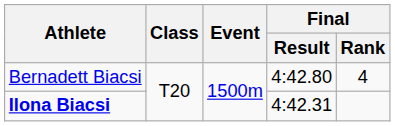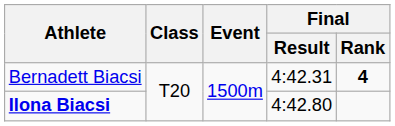(302, 76) 4:42.80 -> (302, 76) 4:42.31
(363, 76) normal -> (363, 76) bold
(302, 105) 4:42.31 -> (302, 105) 4:42.80
